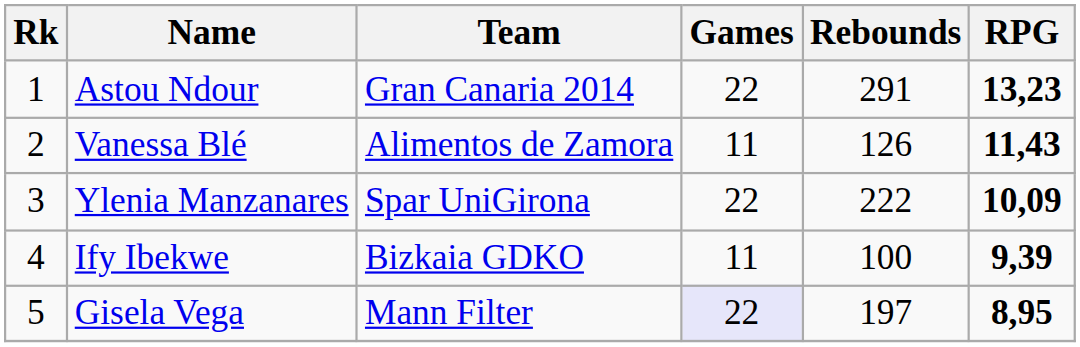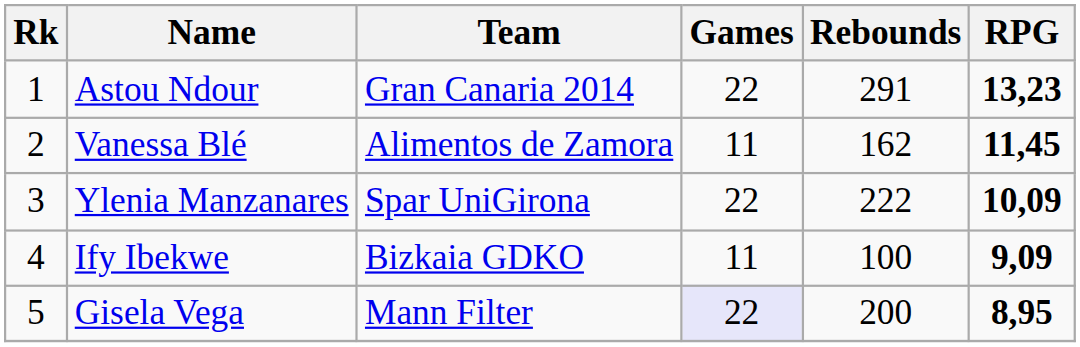(886, 144) 126 -> (886, 144) 162
(1022, 144) 11,43 -> (1022, 144) 11,45
(1022, 256) 9,39 -> (1022, 256) 9,09
(886, 312) 197 -> (886, 312) 200
